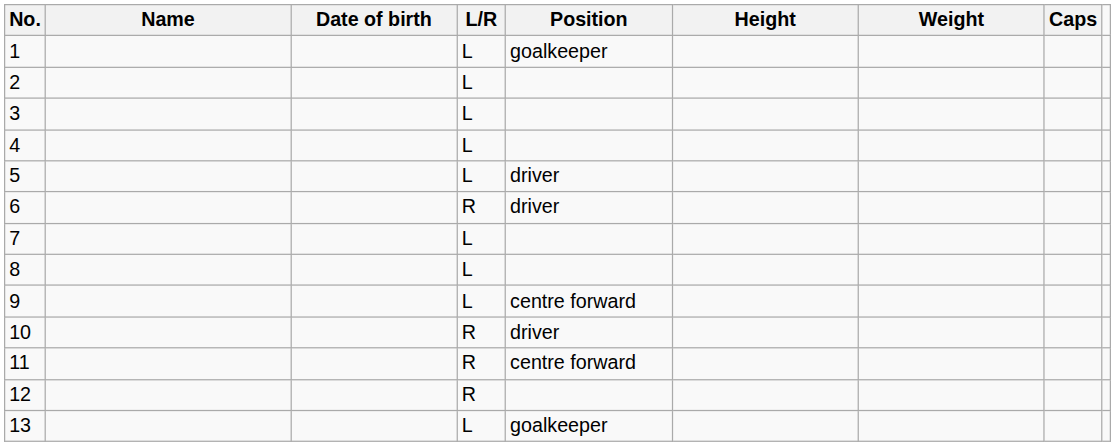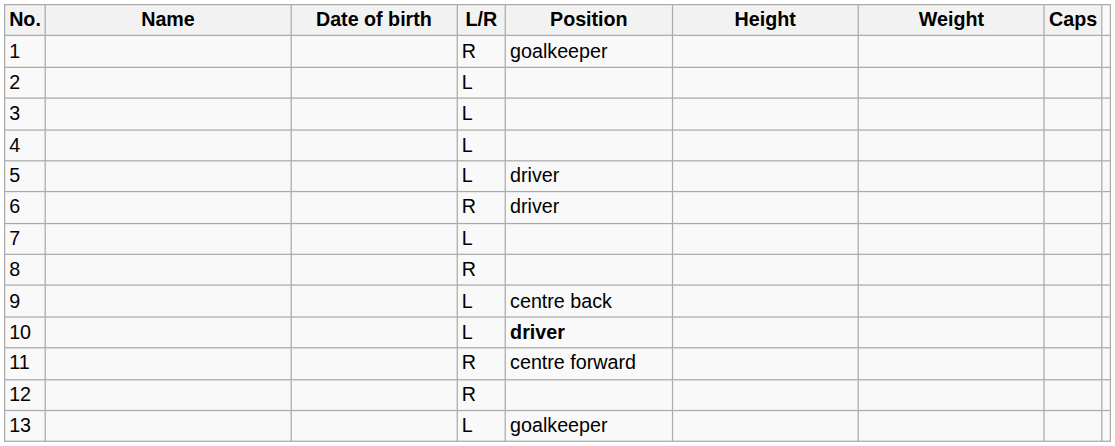(467, 51) L -> (469, 51) R
(467, 269) L -> (469, 269) R
(573, 301) centre forward -> (561, 301) centre back
(469, 332) R -> (467, 332) L
(535, 332) normal -> (537, 332) bold
